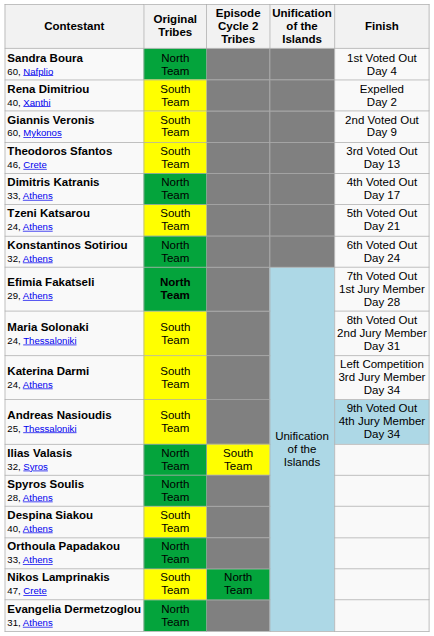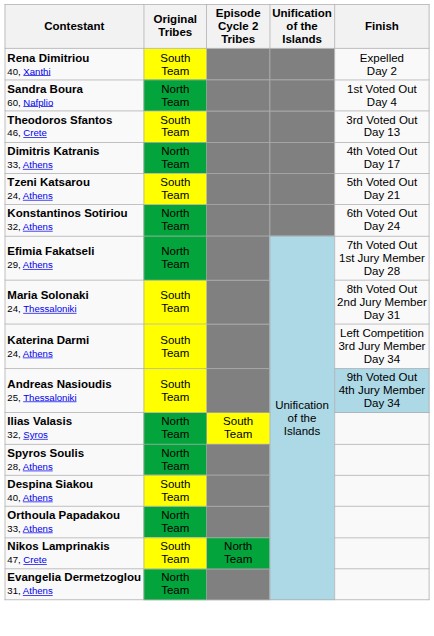rows swapped: (48, 95) <-> (45, 64)
- row: (51, 126)
(175, 289) bold -> (175, 258) normal
